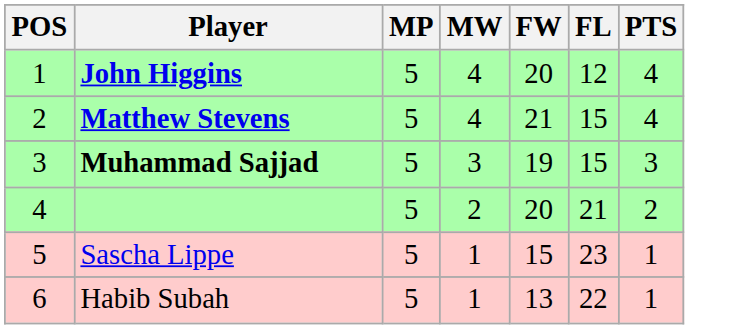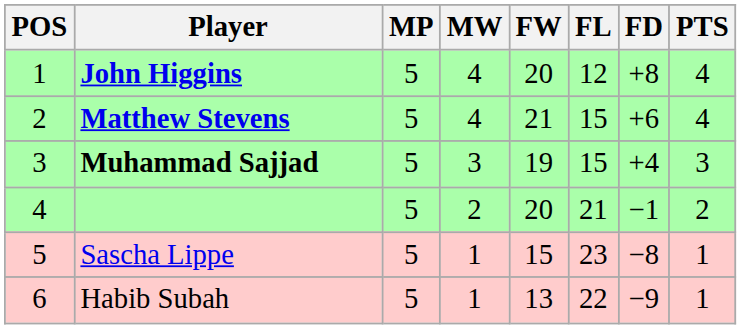+ column: (644, 27)
